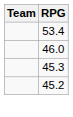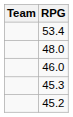+ row: (53, 49)
